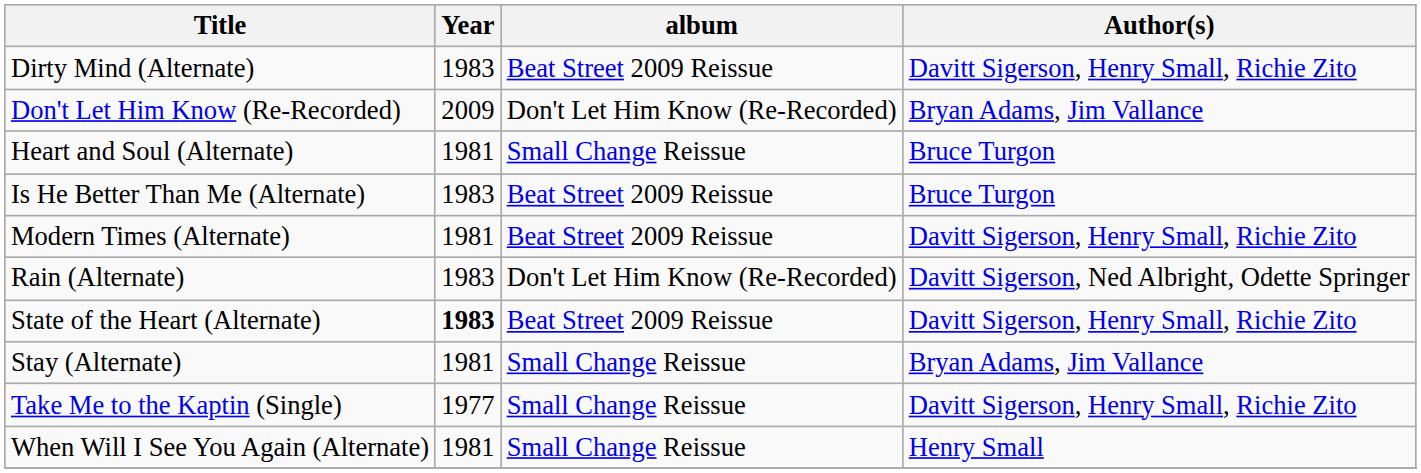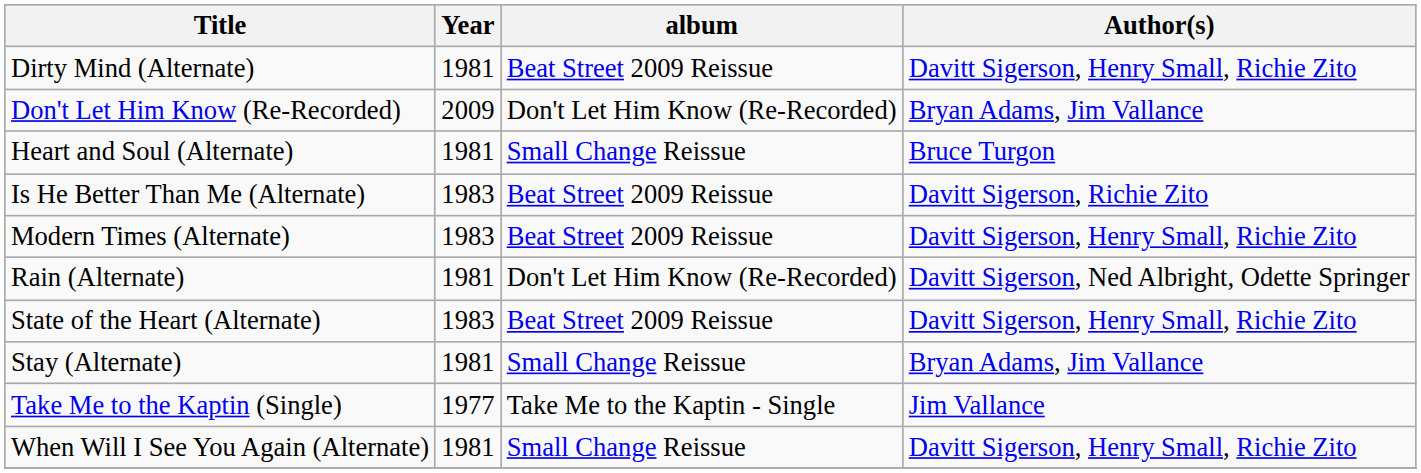(468, 67) 1983 -> (468, 67) 1981
(982, 194) Bruce Turgon -> (1059, 194) Davitt Sigerson, Richie Zito
(468, 236) 1981 -> (468, 236) 1983
(468, 278) 1983 -> (468, 278) 1981
(468, 320) bold -> (468, 320) normal
(626, 404) Small Change Reissue -> (671, 404) Take Me to the Kaptin - Single
(1133, 404) Davitt Sigerson, Henry Small, Richie Zito -> (977, 404) Jim Vallance
(976, 446) Henry Small -> (1133, 446) Davitt Sigerson, Henry Small, Richie Zito
